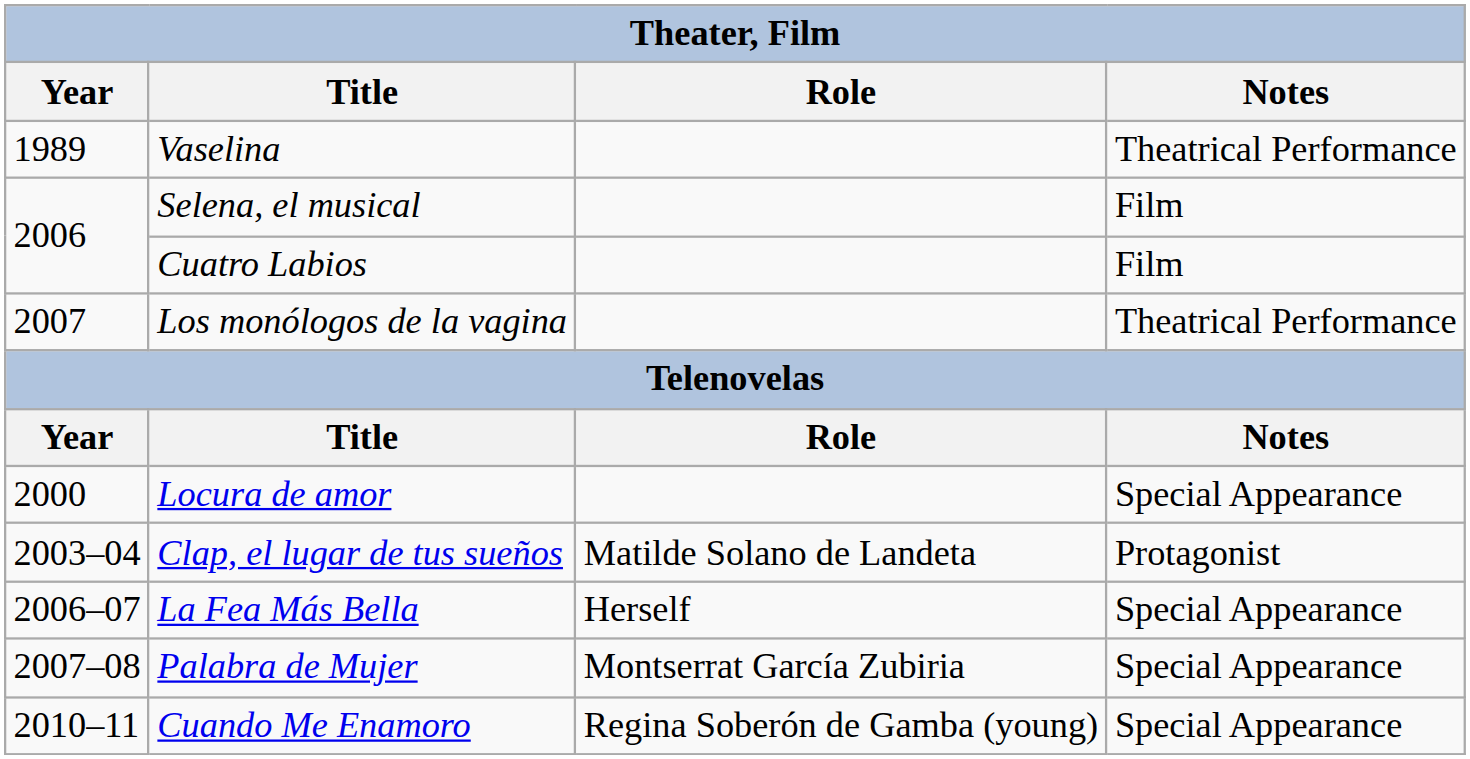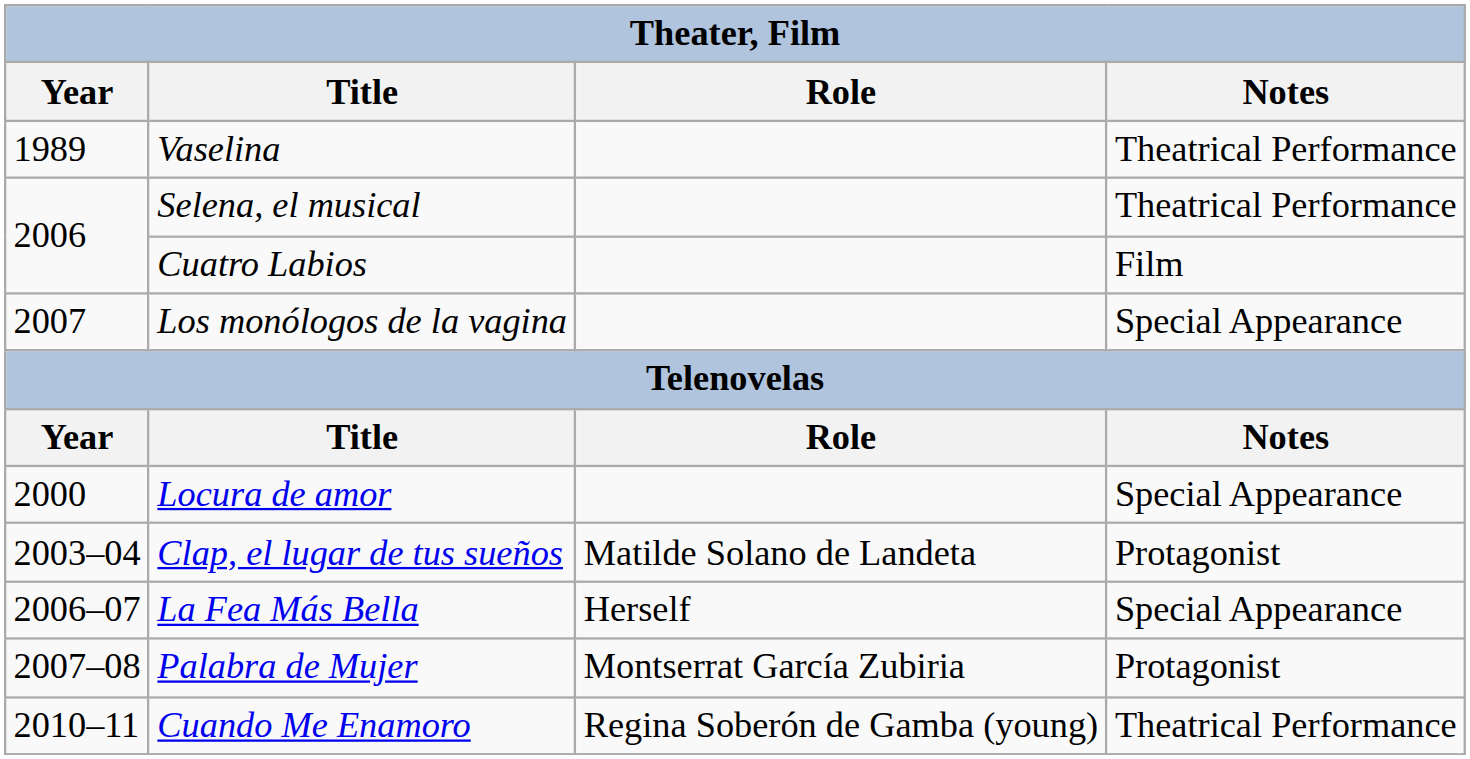(1149, 206) Film -> (1286, 206) Theatrical Performance
(1286, 321) Theatrical Performance -> (1259, 321) Special Appearance
(1259, 666) Special Appearance -> (1198, 666) Protagonist
(1259, 724) Special Appearance -> (1286, 724) Theatrical Performance
